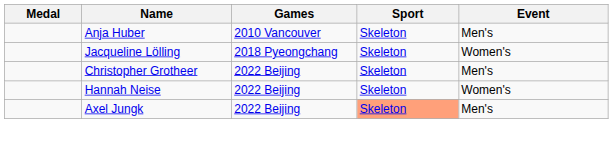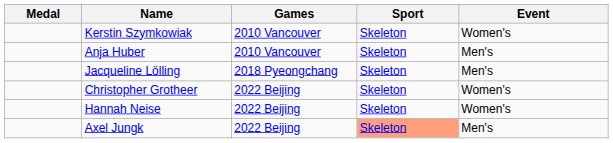+ row: (138, 33)
(486, 52) Women's -> (477, 71) Men's
(477, 71) Men's -> (486, 90) Women's
